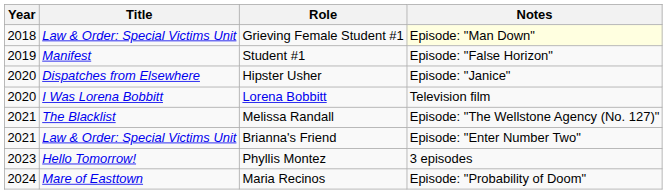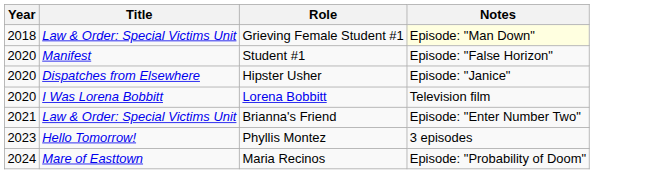(22, 55) 2019 -> (22, 55) 2020
- row: (288, 117)
